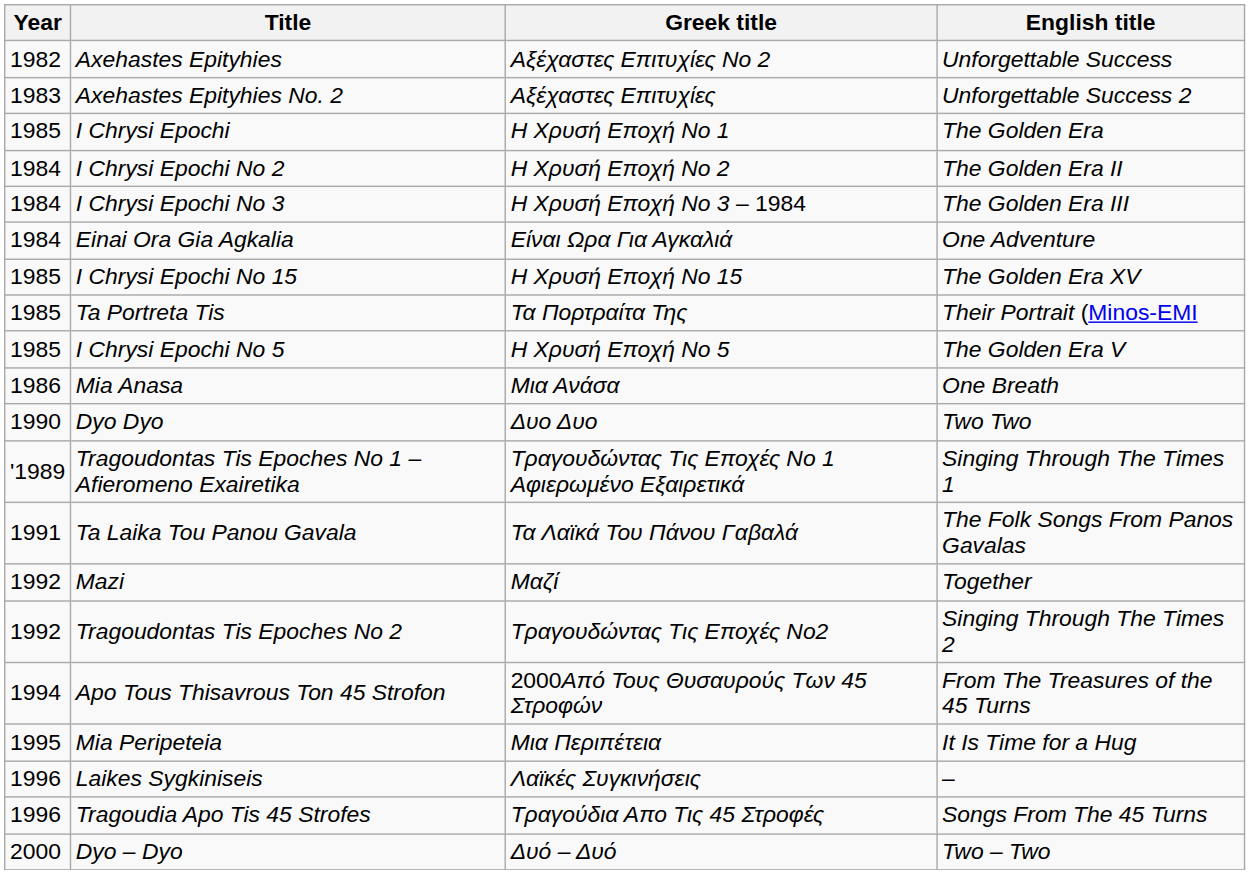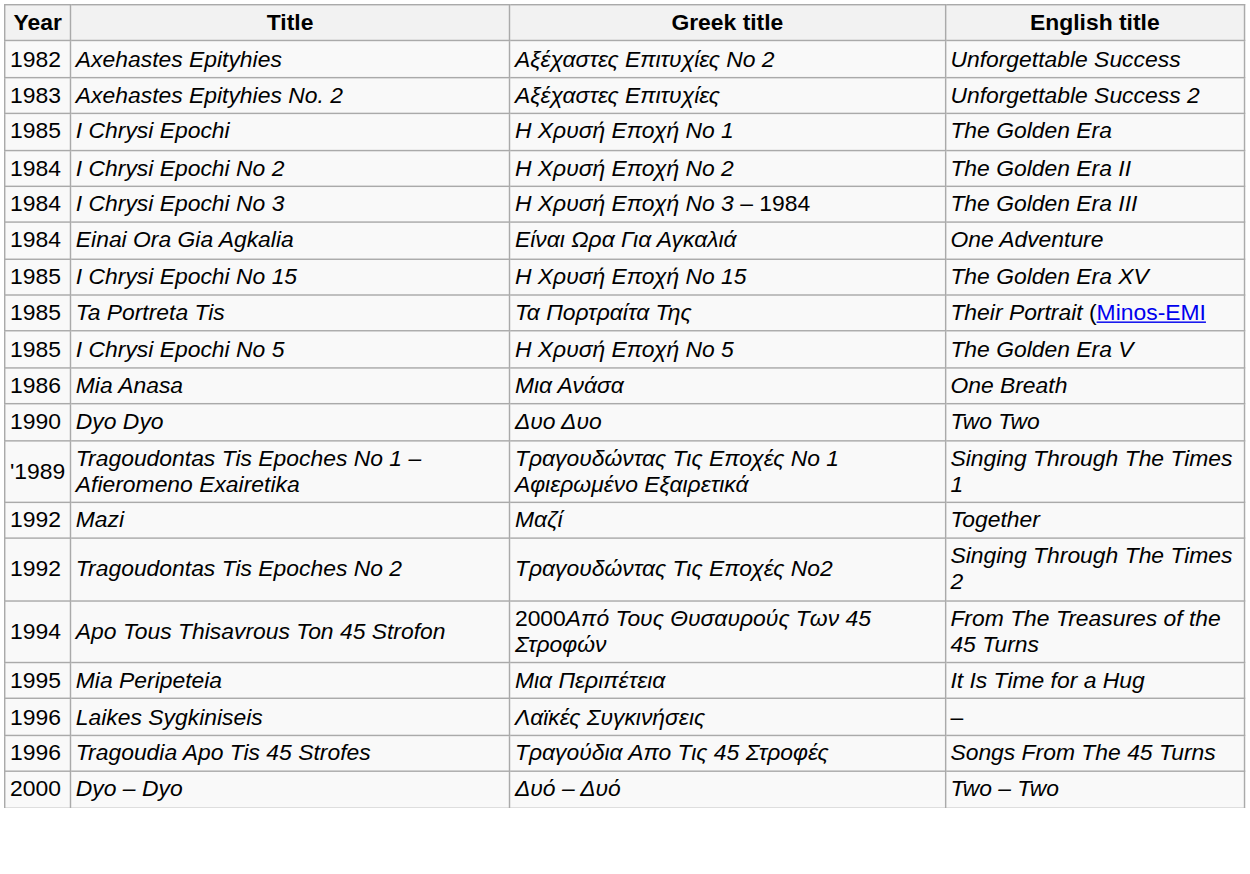- row: (216, 532)
